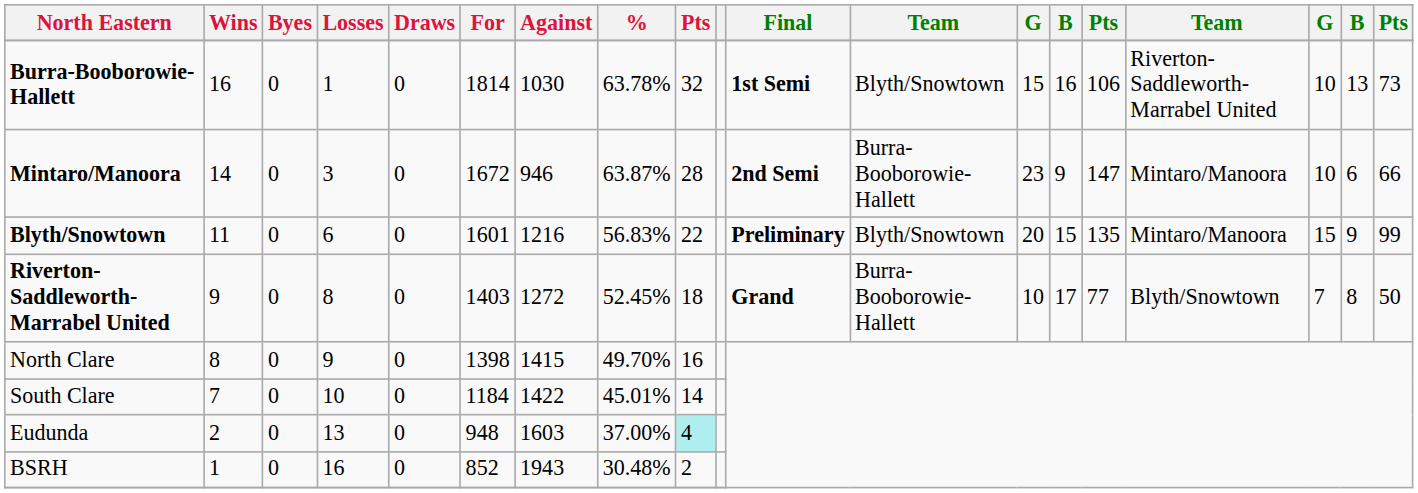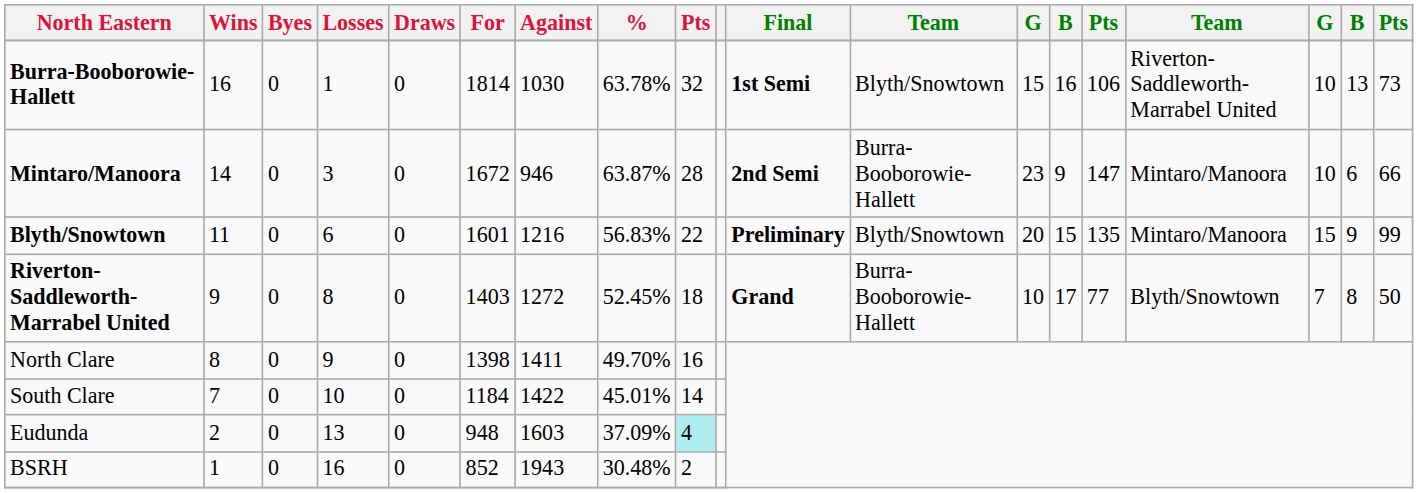(542, 359) 1415 -> (542, 359) 1411
(637, 432) 37.00% -> (637, 432) 37.09%
